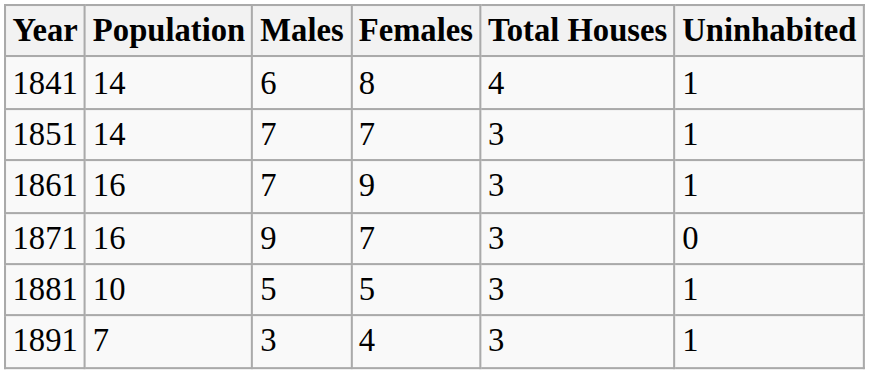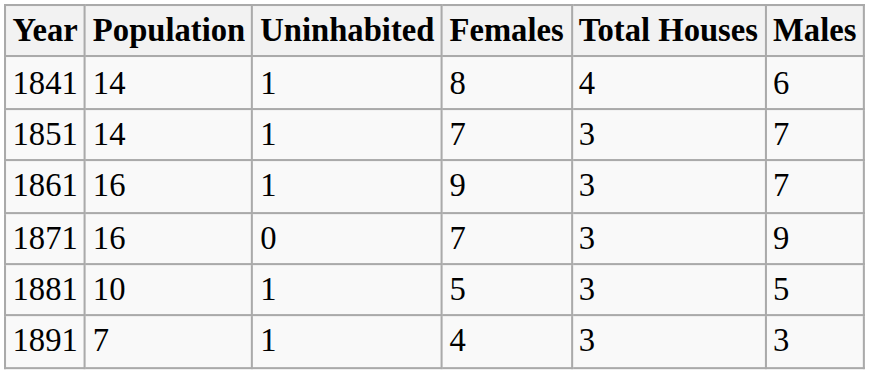columns swapped: (302, 30) <-> (769, 30)
